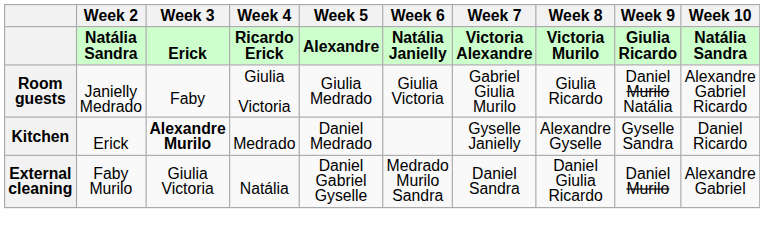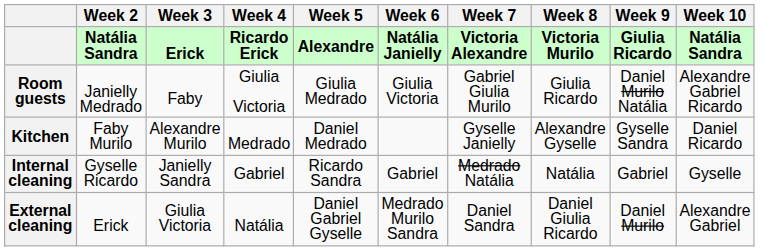(111, 143) Erick -> (111, 136) Faby Murilo
(188, 136) bold -> (185, 136) normal
+ row: (40, 173)
(111, 181) Faby Murilo -> (111, 226) Erick
